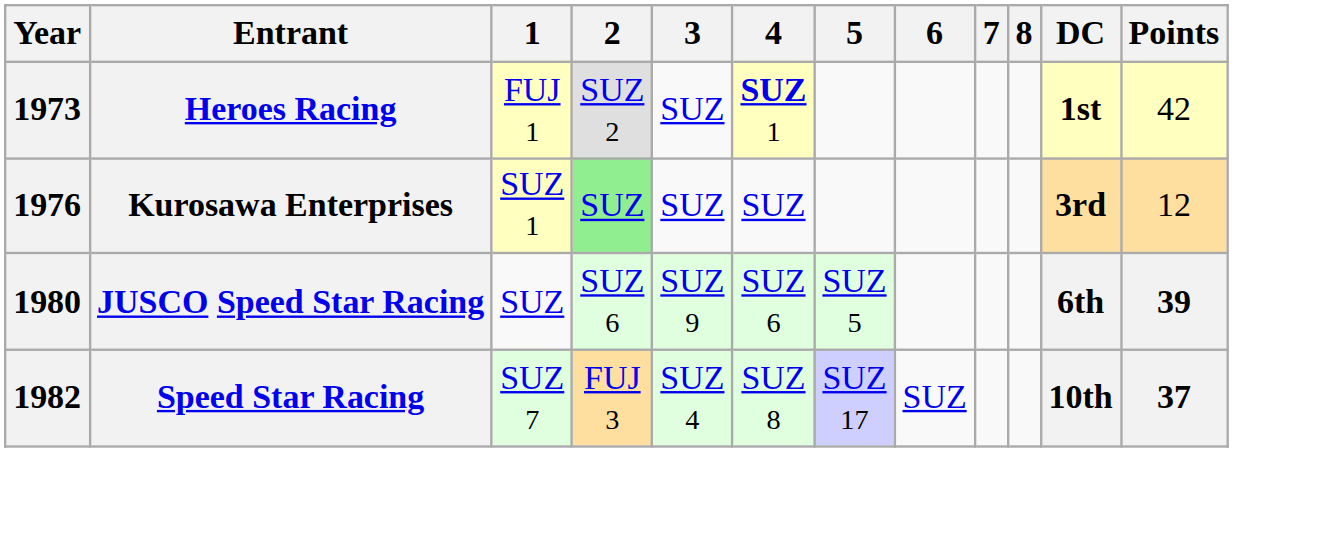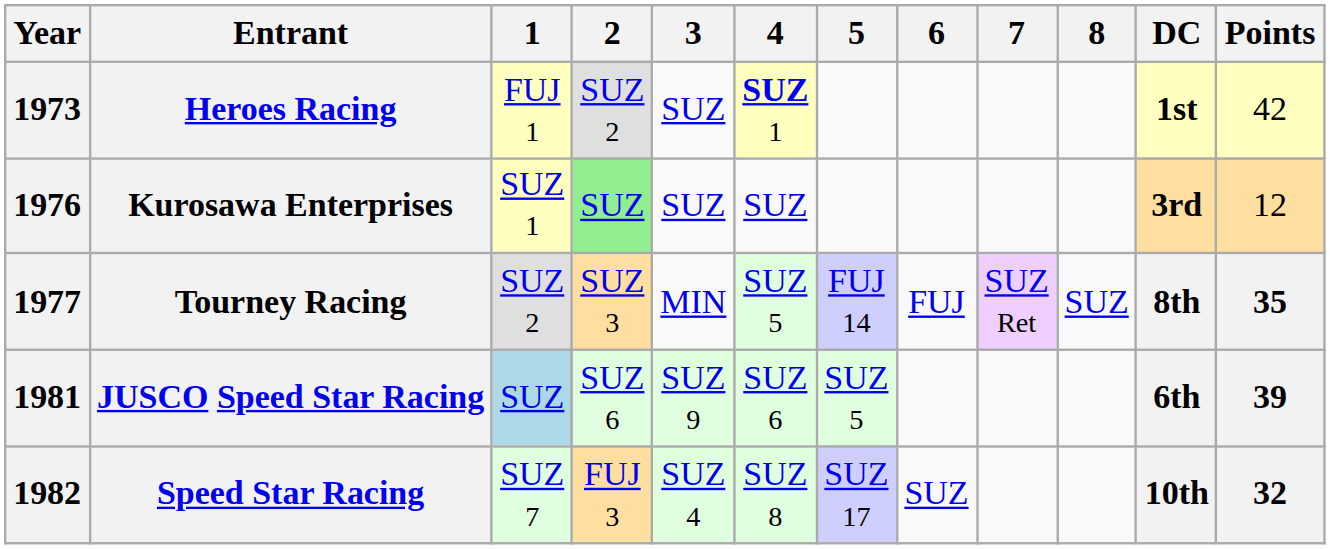+ row: (291, 301)
(47, 301) 1980 -> (47, 397) 1981
(532, 301) no background -> (532, 397) lightblue background
(1174, 397) 37 -> (1270, 493) 32
